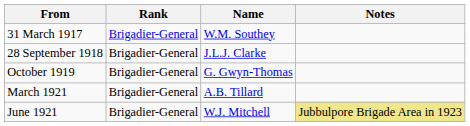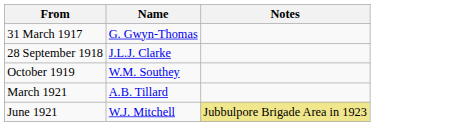- column: (153, 14)
(239, 33) W.M. Southey -> (153, 33) G. Gwyn-Thomas
(248, 72) G. Gwyn-Thomas -> (144, 72) W.M. Southey
